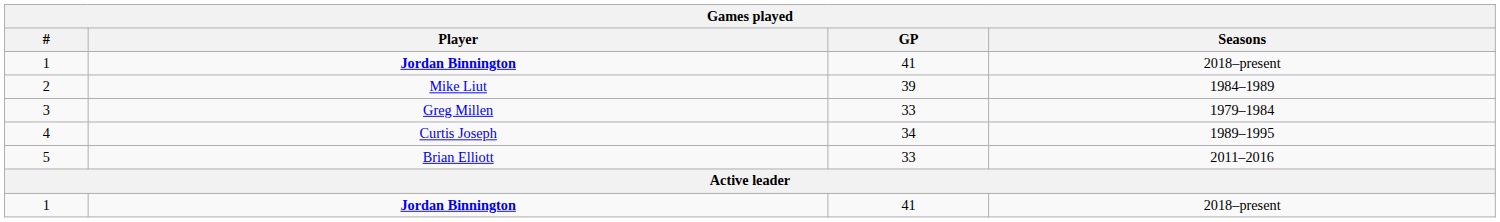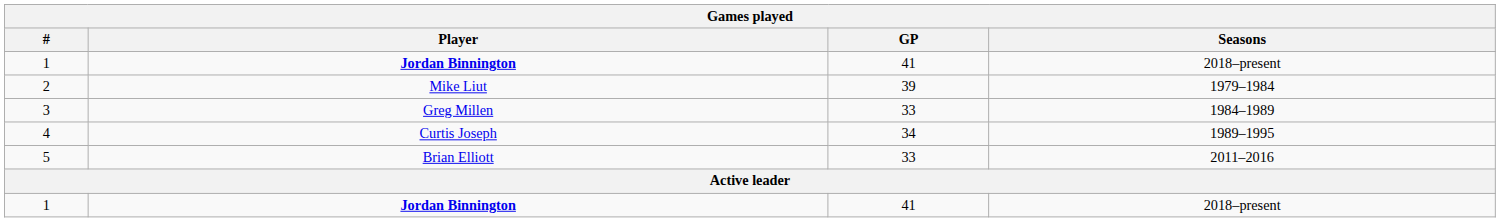(1242, 87) 1984–1989 -> (1242, 87) 1979–1984
(1242, 110) 1979–1984 -> (1242, 110) 1984–1989
